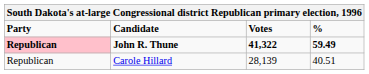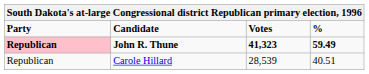(263, 45) 41,322 -> (263, 45) 41,323
(263, 61) 28,139 -> (263, 61) 28,539
